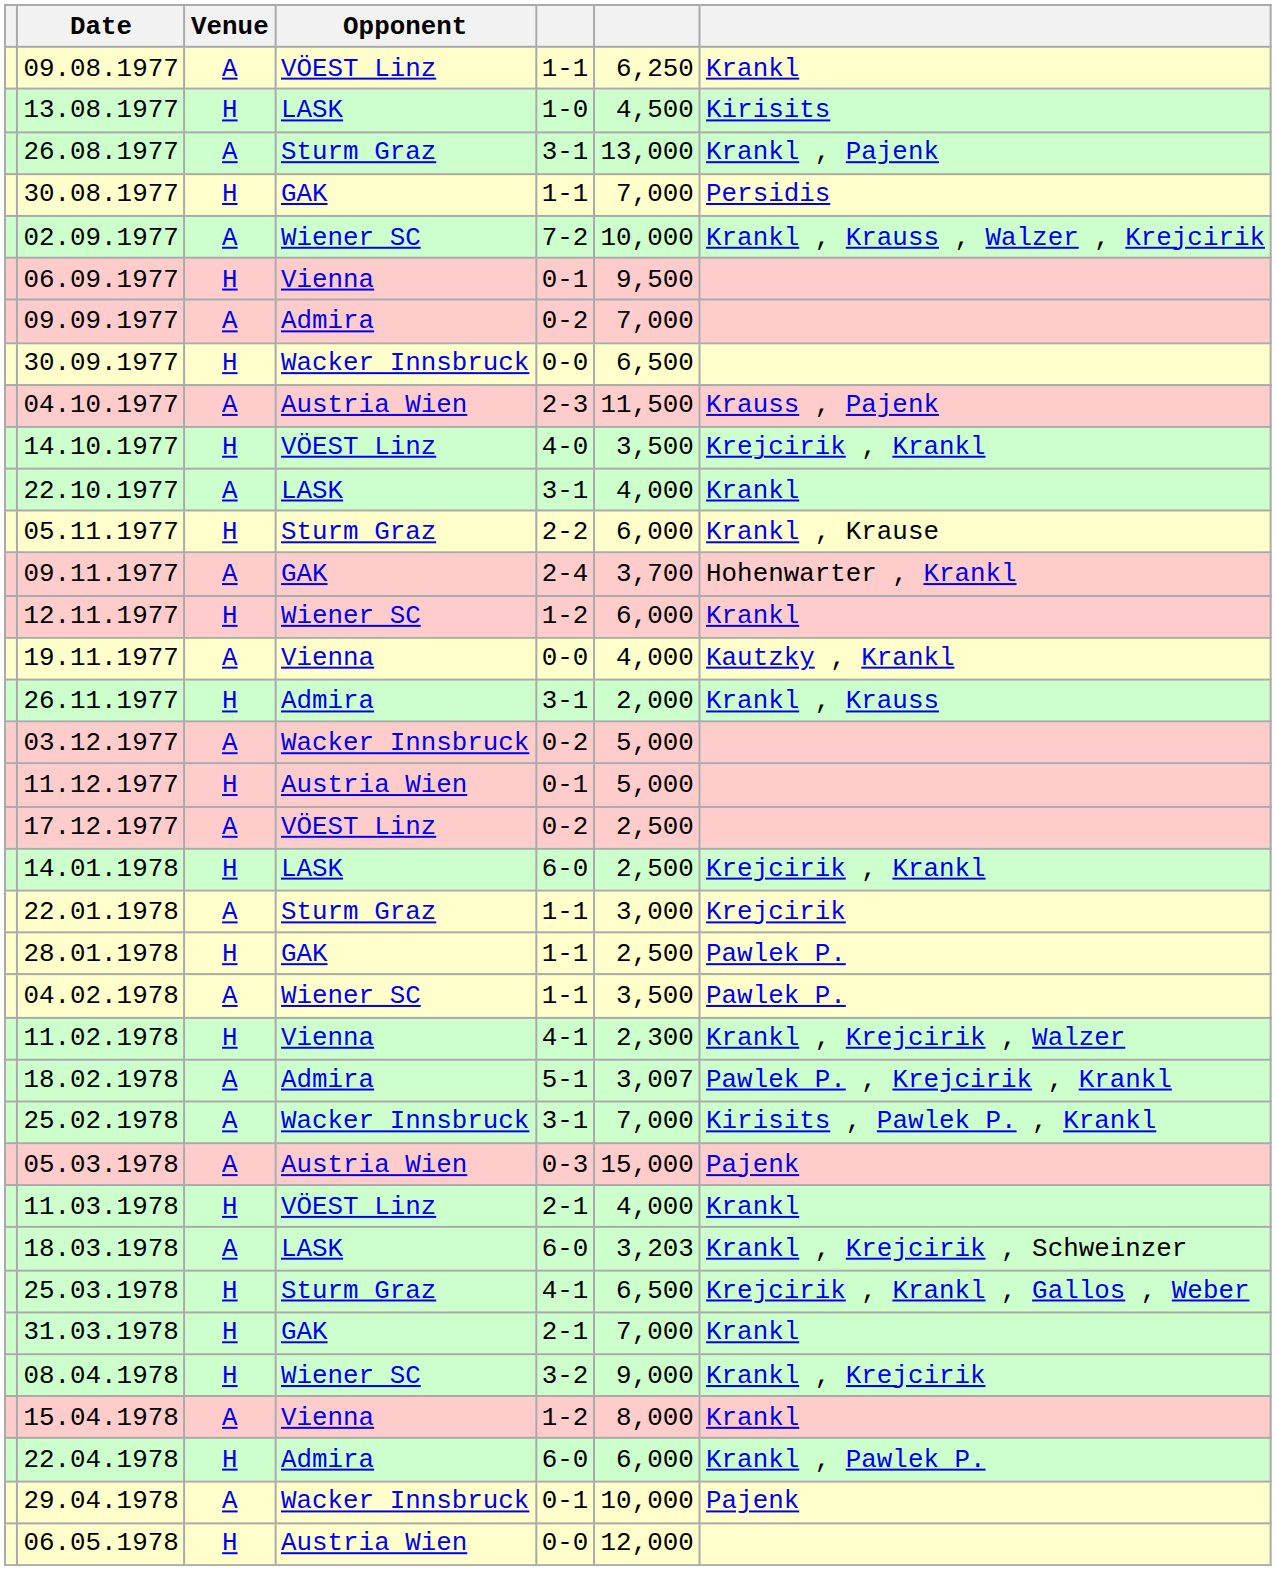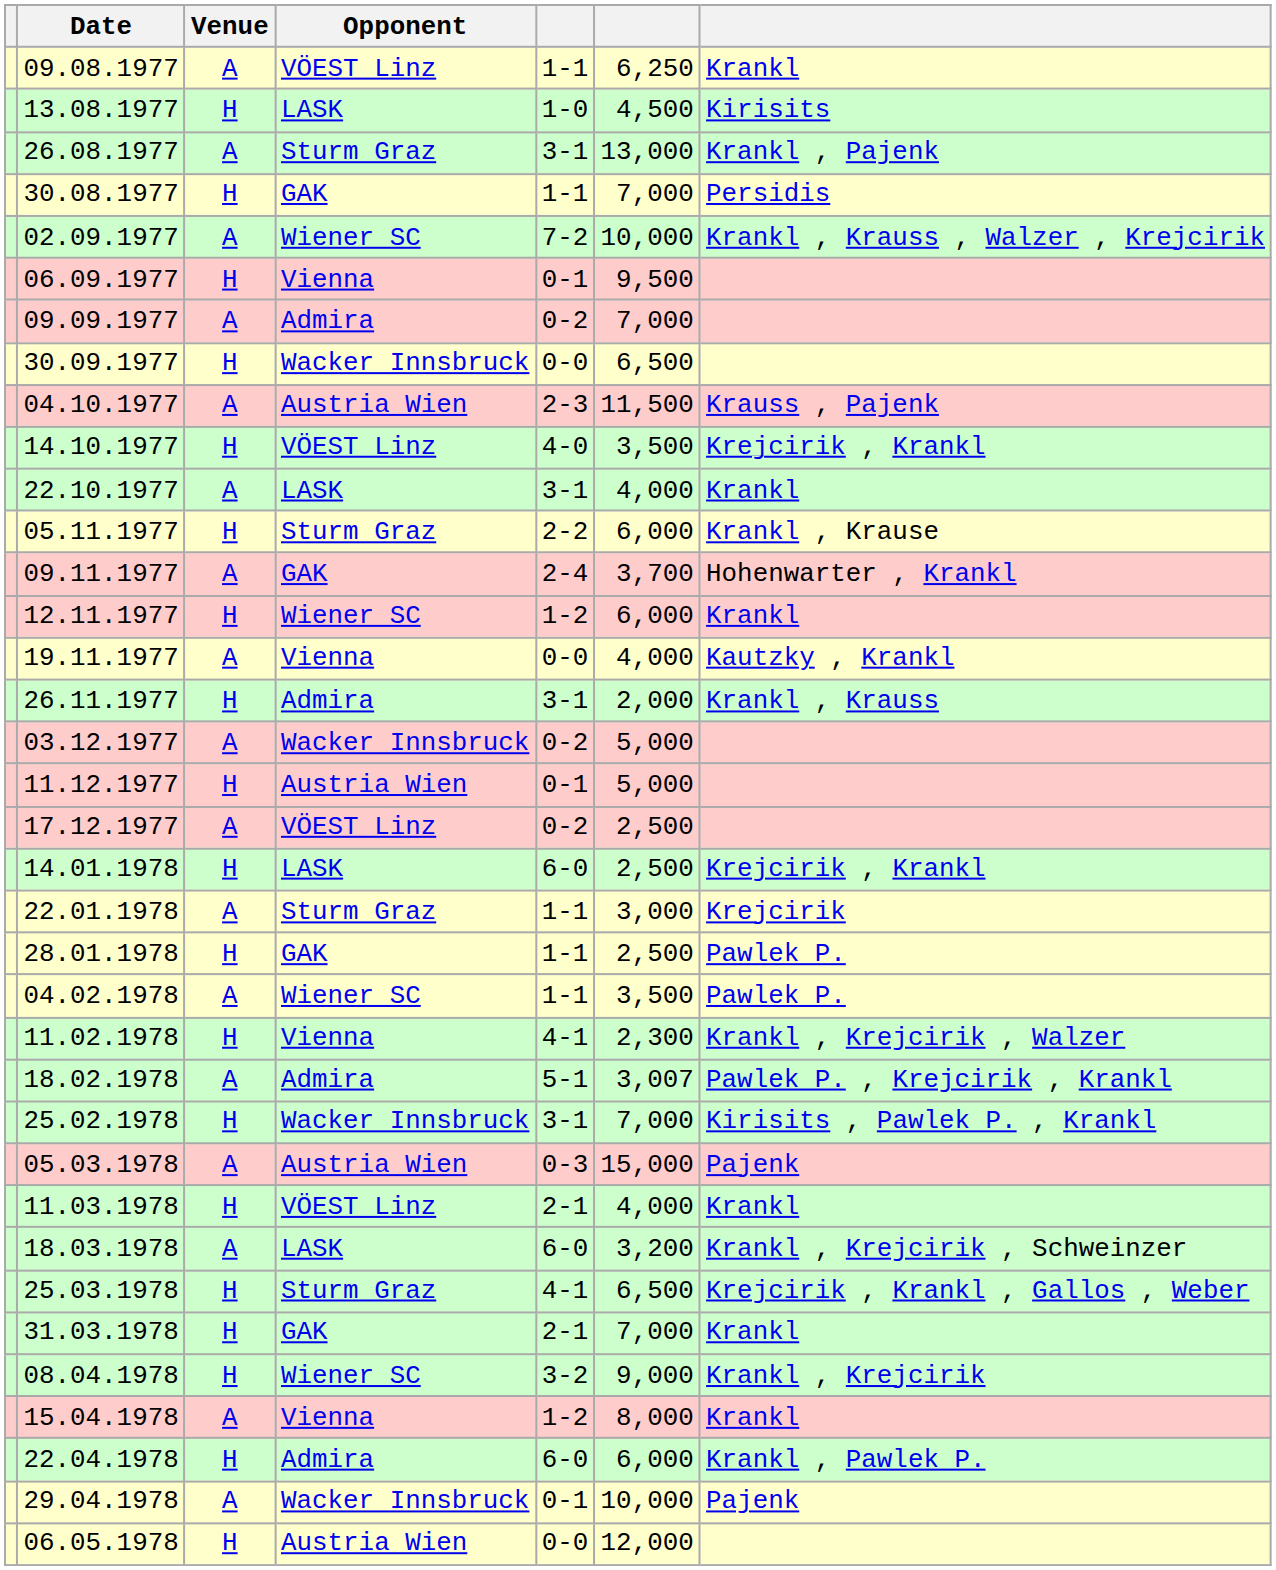(230, 1122) A -> (230, 1122) H
(655, 1249) 3,203 -> (655, 1249) 3,200
